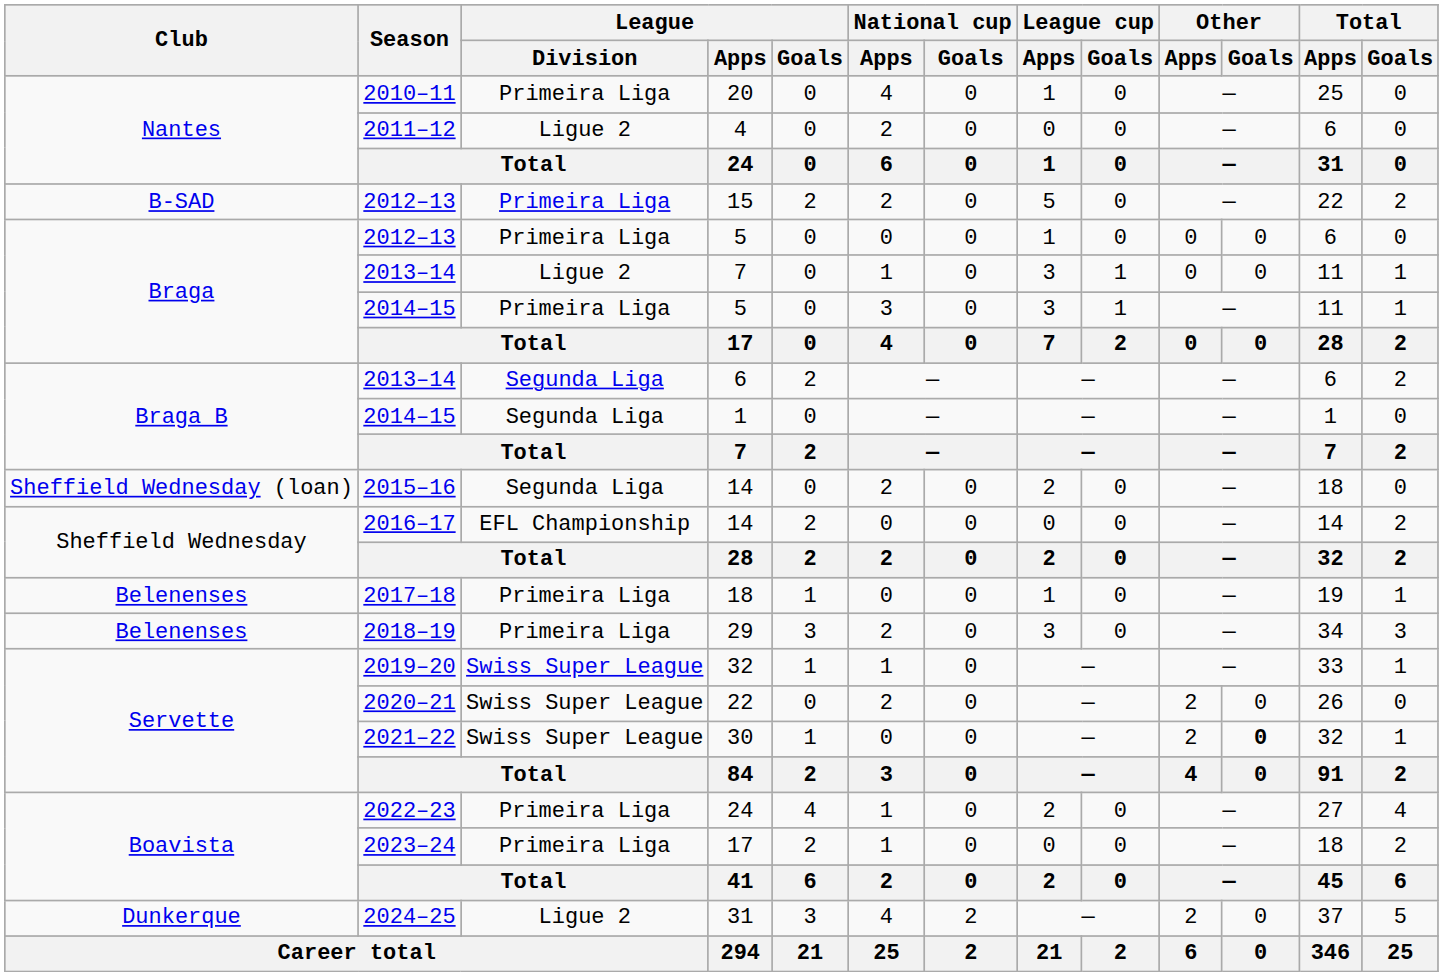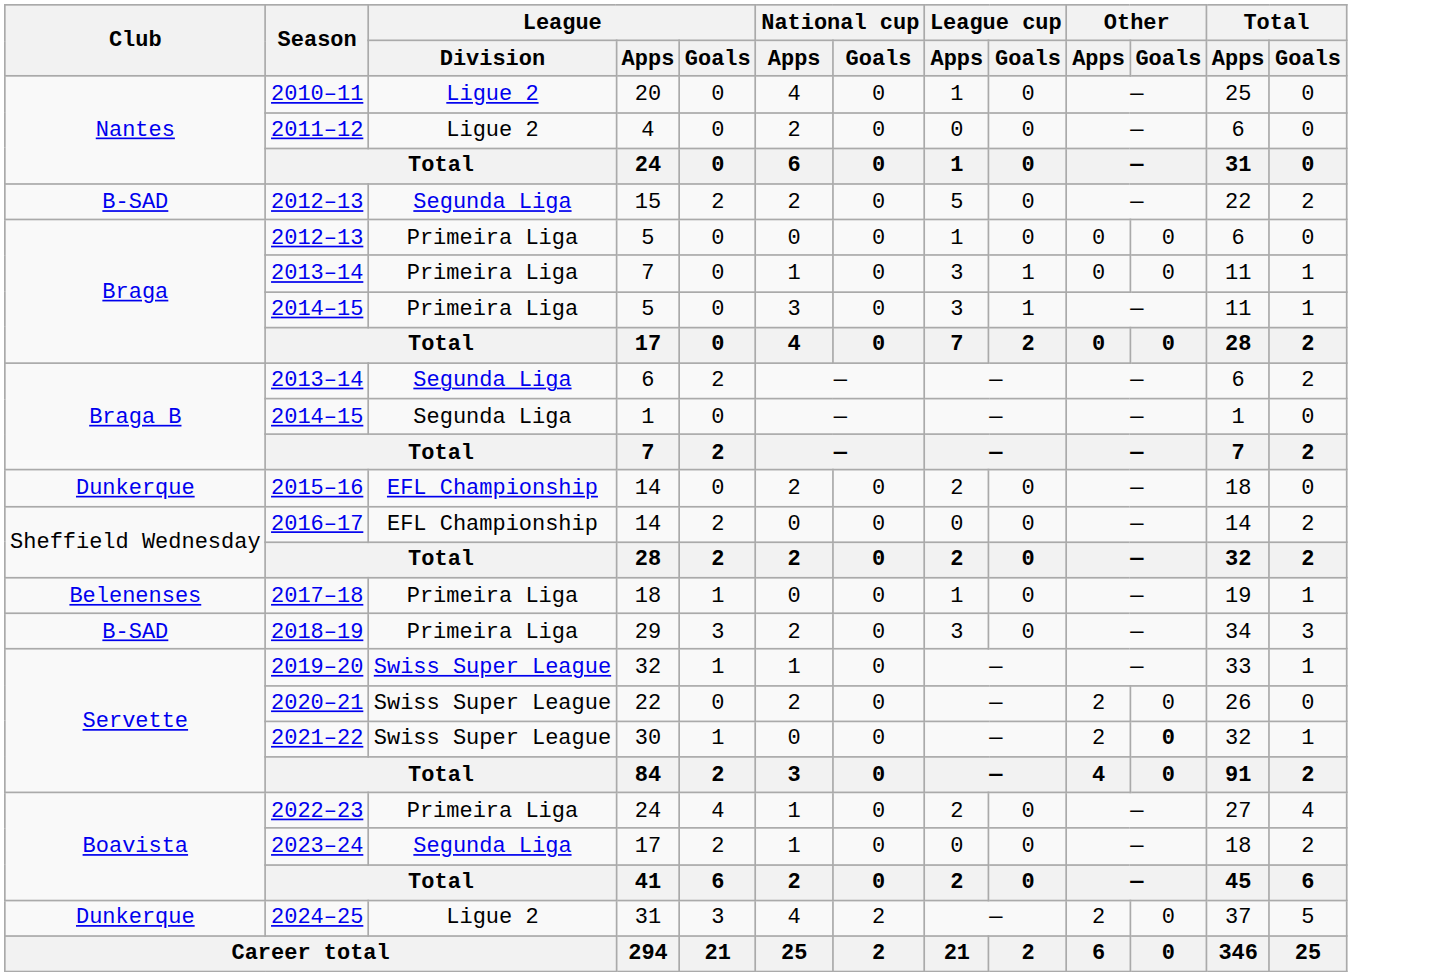(585, 94) Primeira Liga -> (492, 94) Ligue 2
(585, 202) Primeira Liga -> (492, 202) Segunda Liga
(585, 273) Ligue 2 -> (492, 273) Primeira Liga
(181, 488) Sheffield Wednesday (loan) -> (135, 488) Dunkerque
(585, 488) Segunda Liga -> (492, 488) EFL Championship
(181, 631) Belenenses -> (135, 631) B-SAD
(585, 846) Primeira Liga -> (492, 846) Segunda Liga
